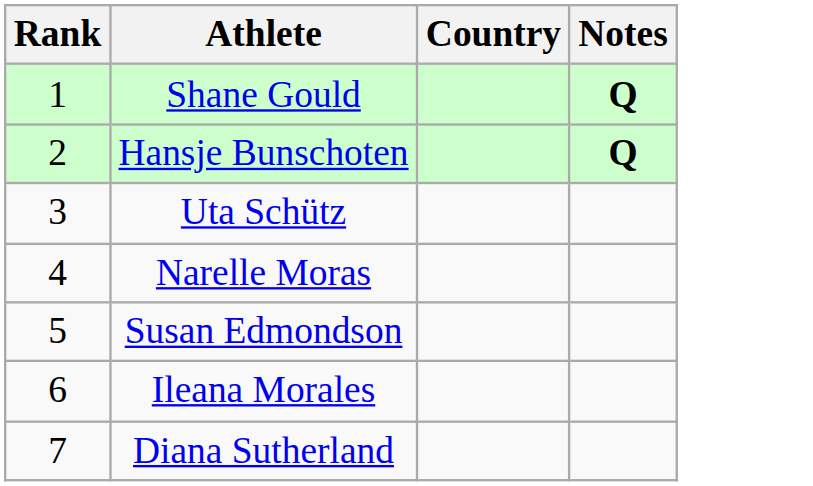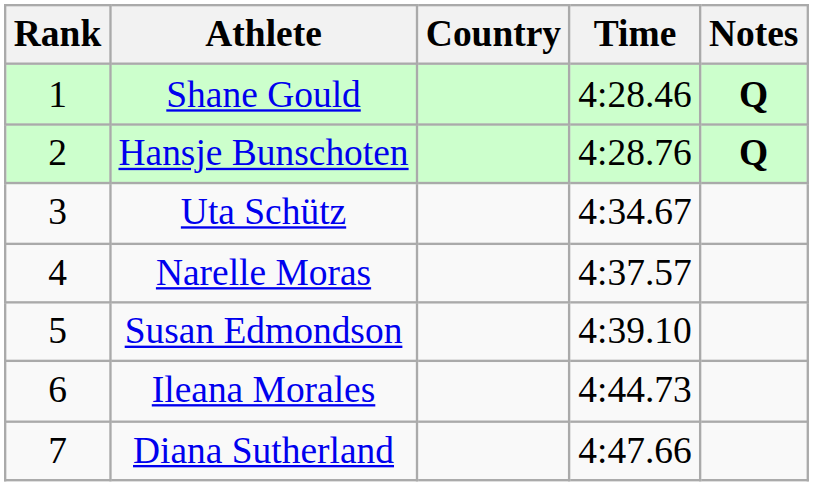+ column: (635, 34)
